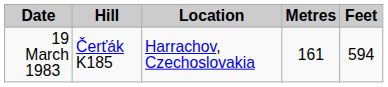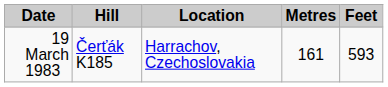(361, 54) 594 -> (361, 54) 593
